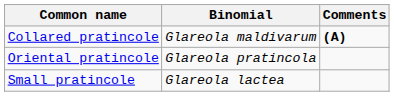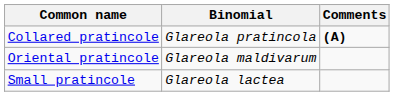(241, 37) Glareola maldivarum -> (241, 37) Glareola pratincola
(241, 59) Glareola pratincola -> (241, 59) Glareola maldivarum
